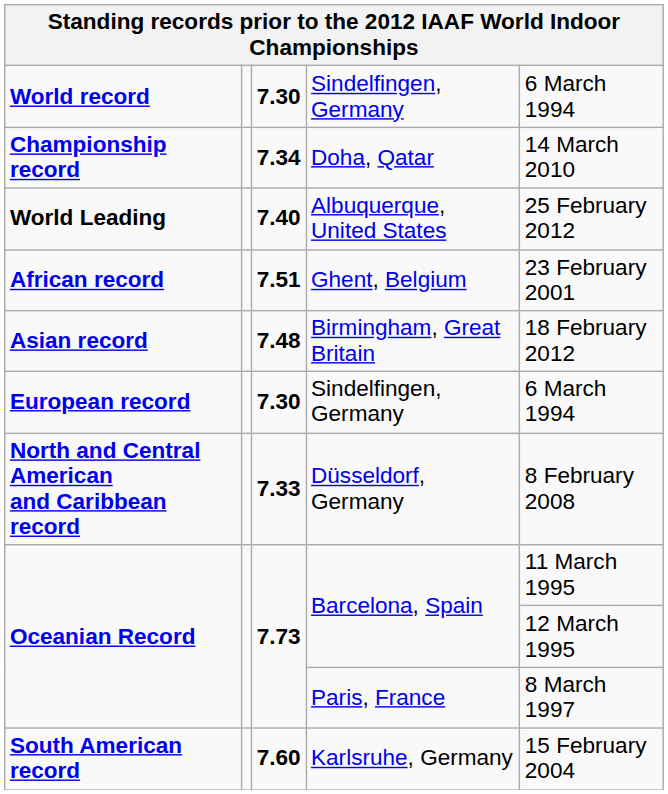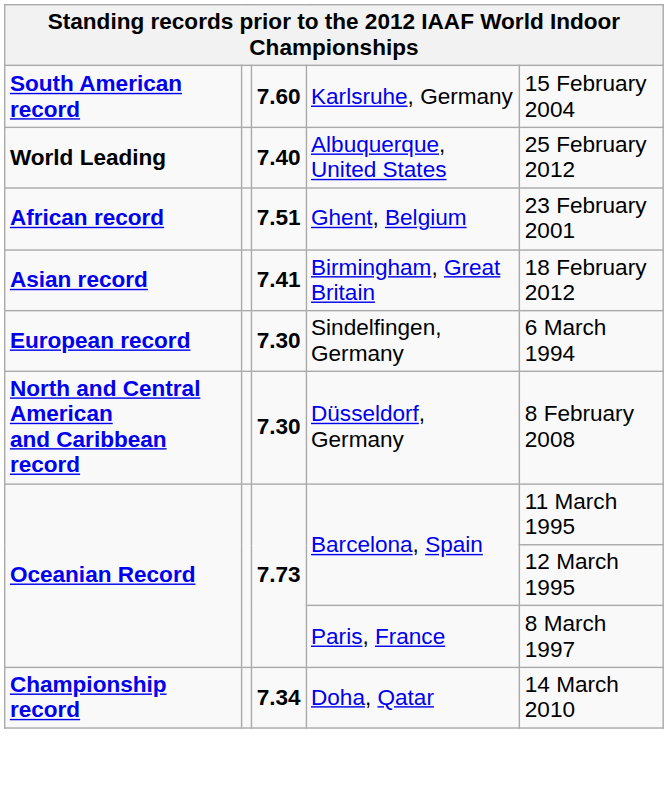- row: (80, 96)
rows swapped: (88, 157) <-> (96, 758)
(279, 340) 7.48 -> (279, 279) 7.41
(279, 488) 7.33 -> (279, 427) 7.30
